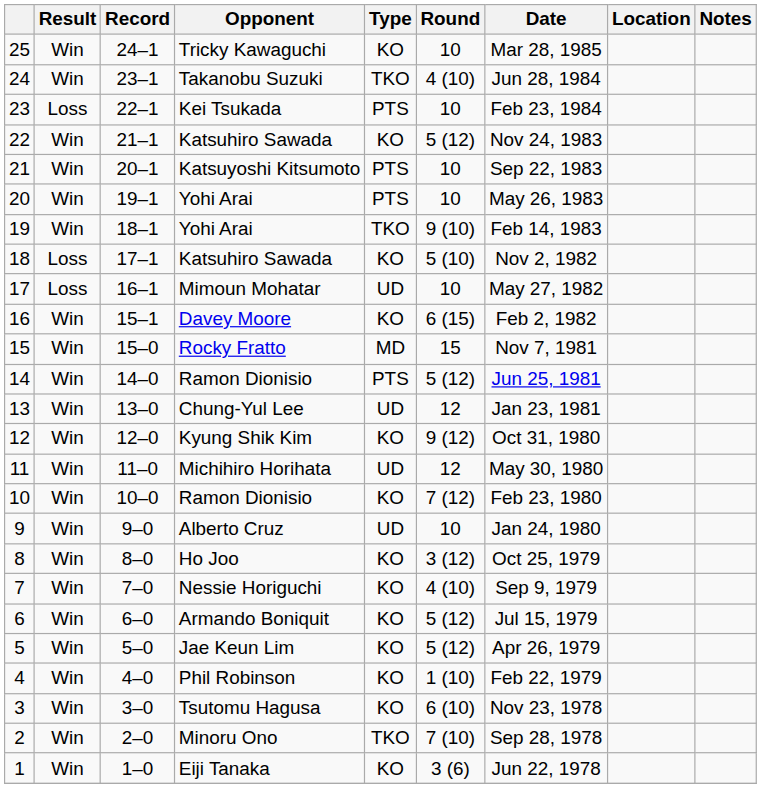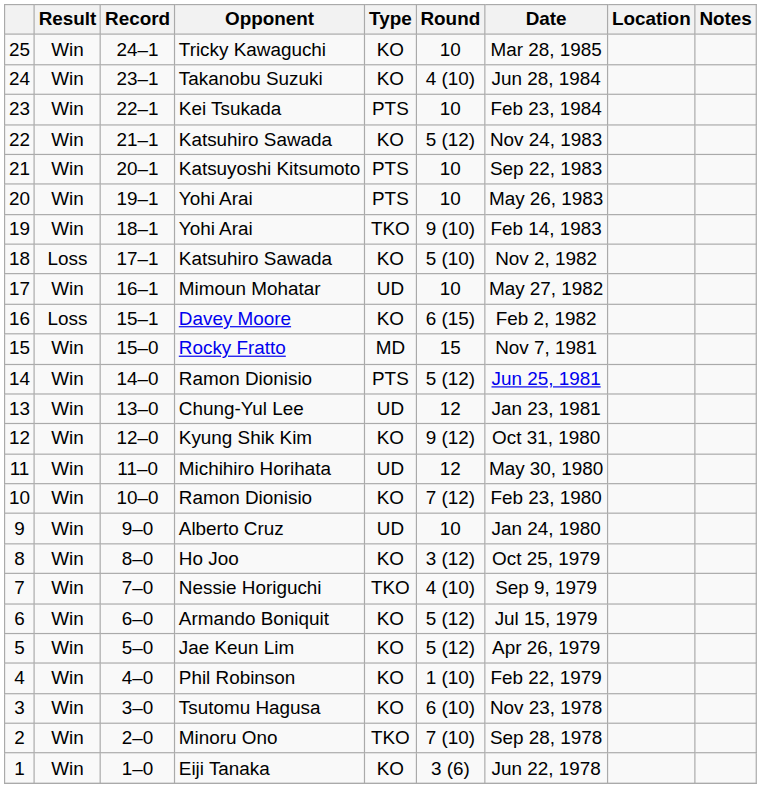(390, 79) TKO -> (390, 79) KO
(67, 109) Loss -> (67, 109) Win
(67, 288) Loss -> (67, 288) Win
(67, 318) Win -> (67, 318) Loss
(390, 588) KO -> (390, 588) TKO
